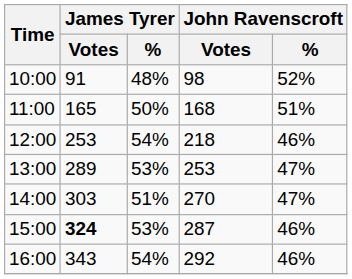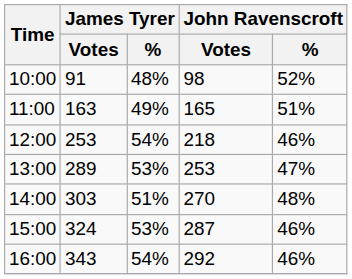(81, 109) 165 -> (81, 109) 163
(150, 109) 50% -> (150, 109) 49%
(199, 109) 168 -> (199, 109) 165
(296, 199) 47% -> (296, 199) 48%
(81, 229) bold -> (81, 229) normal
